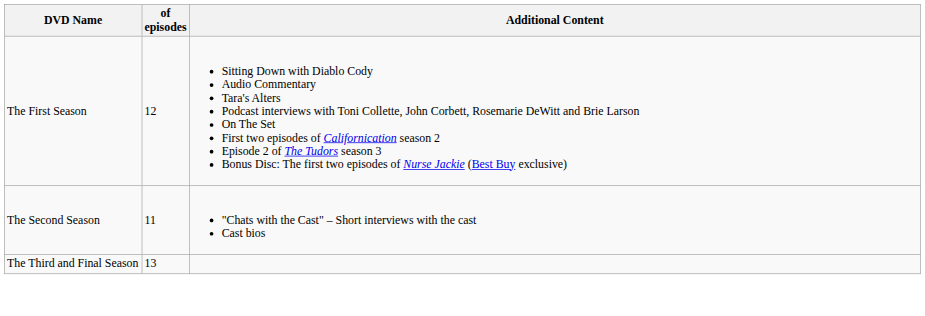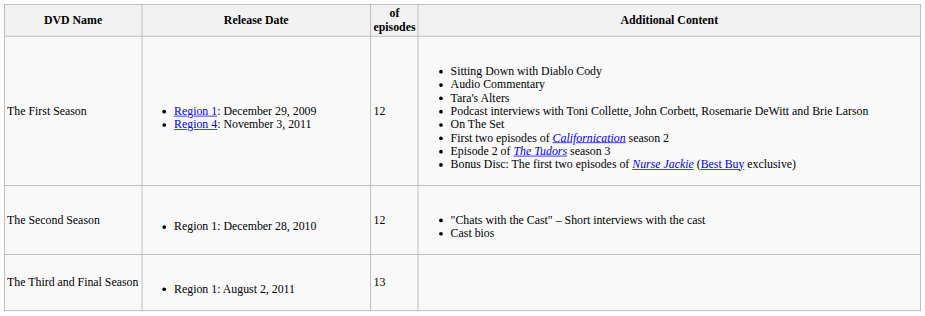+ column: (256, 20)
(150, 220) 11 -> (379, 220) 12
